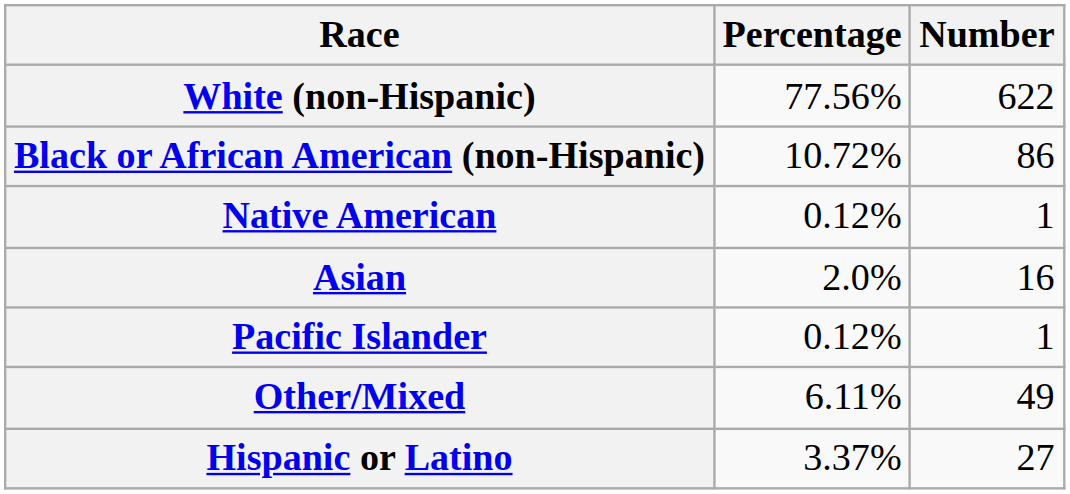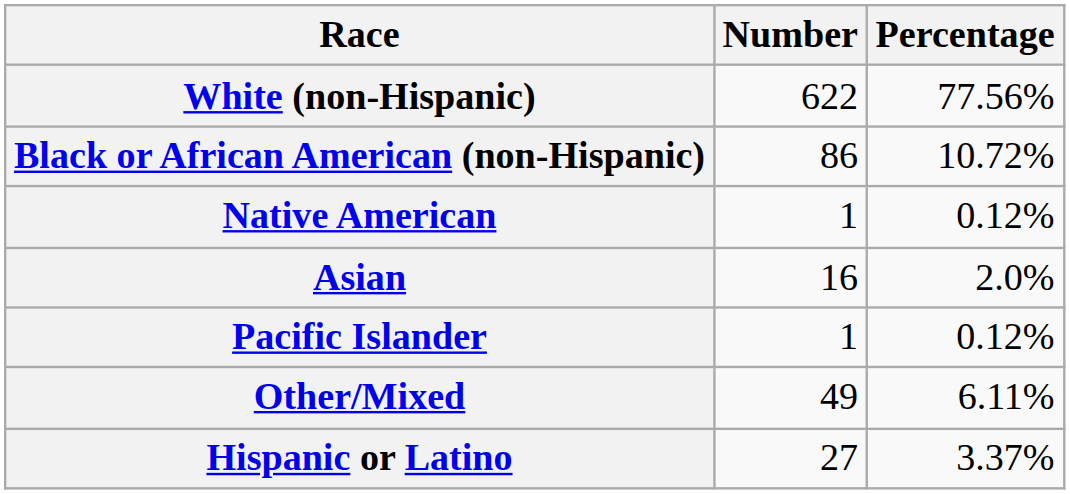columns swapped: (987, 34) <-> (812, 34)
